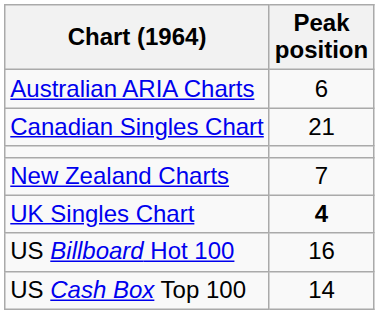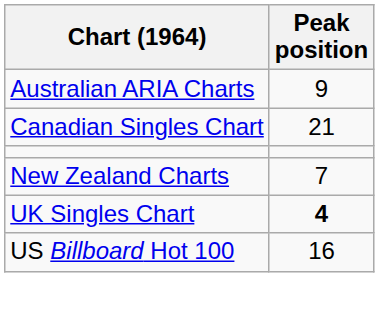(322, 88) 6 -> (322, 88) 9
- row: (128, 289)
